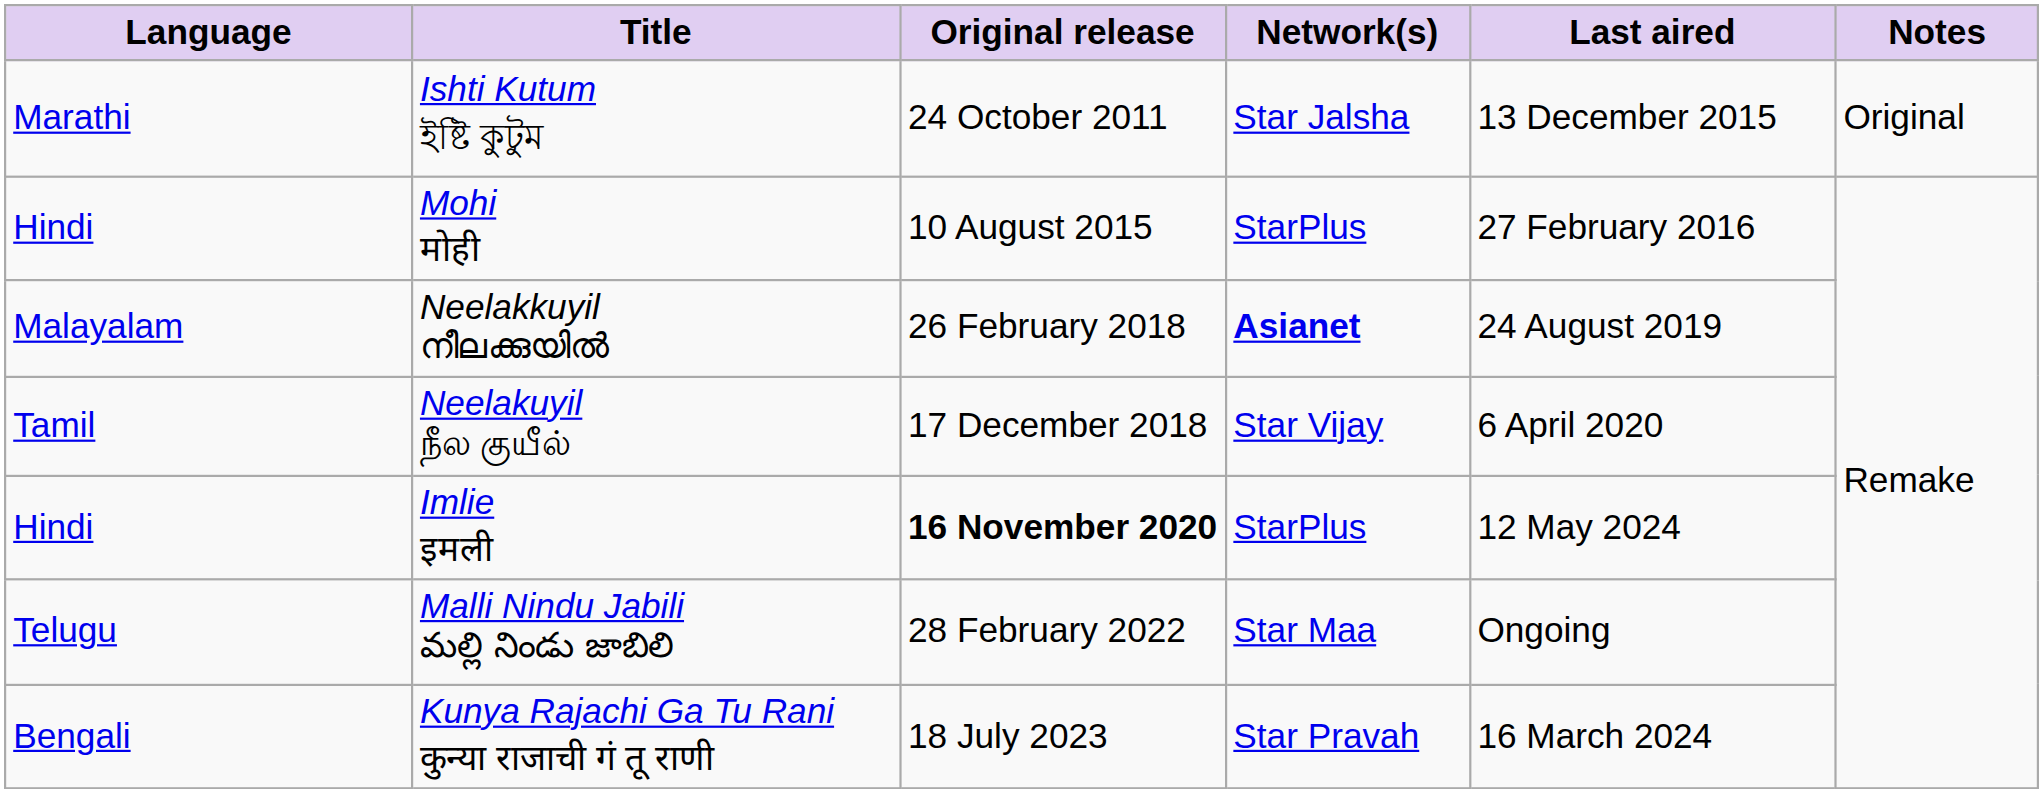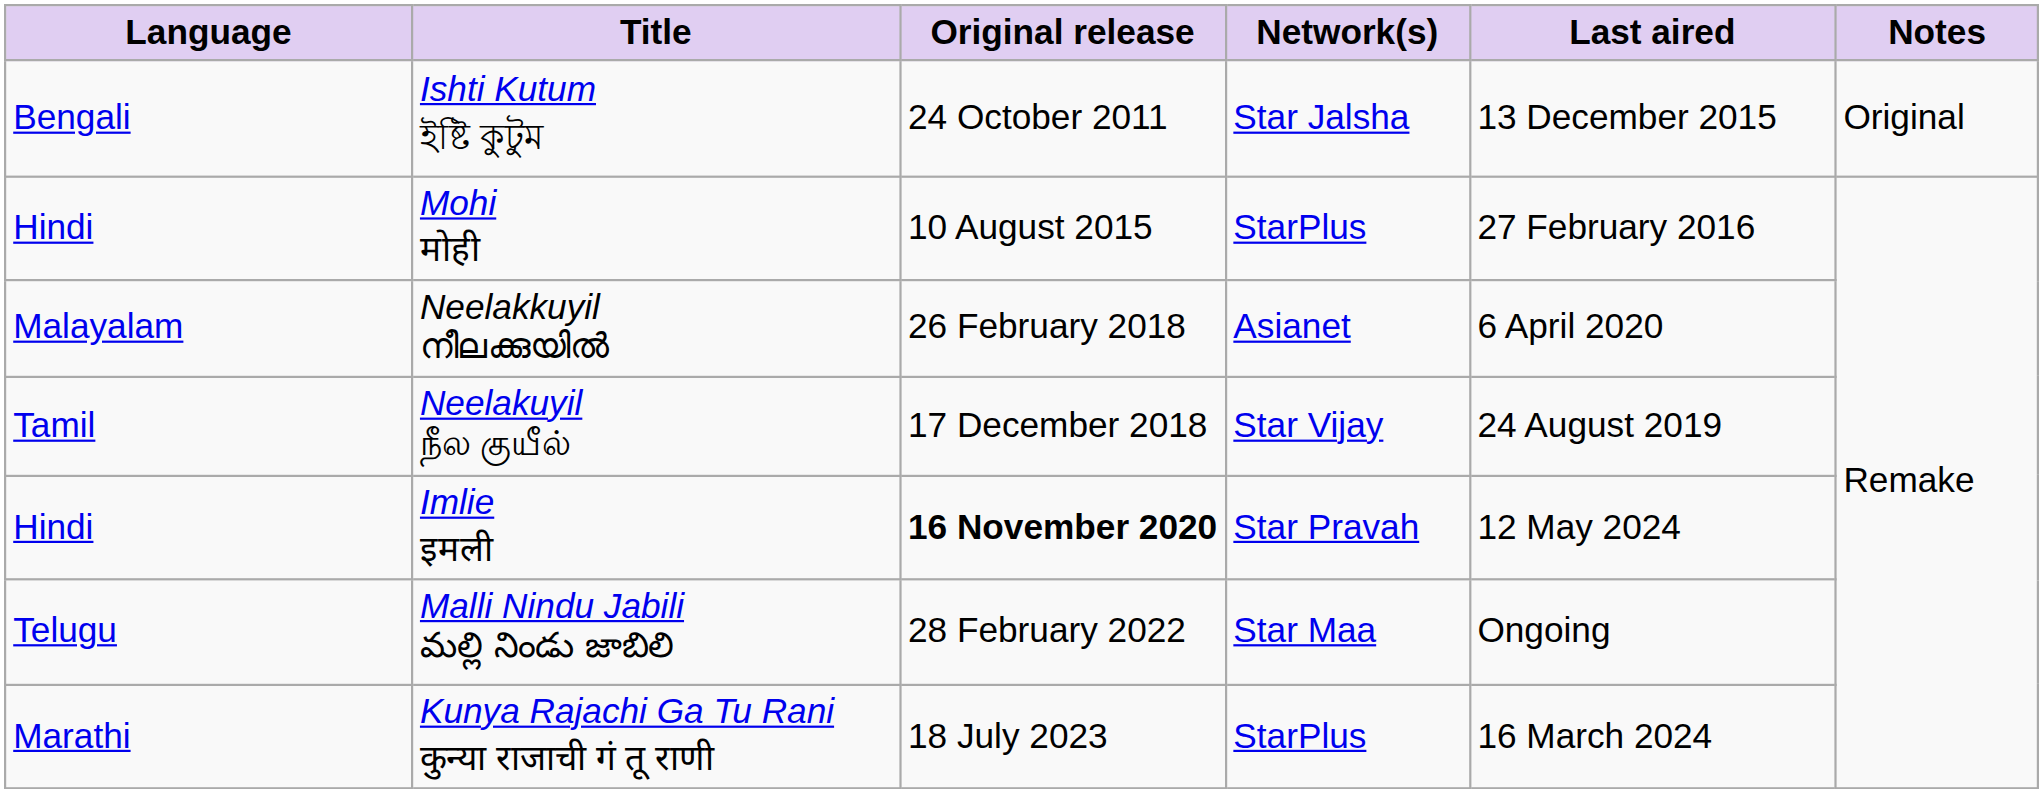(72, 117) Marathi -> (72, 117) Bengali
(1297, 327) bold -> (1292, 327) normal
(1600, 327) 24 August 2019 -> (1570, 327) 6 April 2020
(1570, 425) 6 April 2020 -> (1600, 425) 24 August 2019
(1300, 527) StarPlus -> (1326, 527) Star Pravah
(72, 735) Bengali -> (72, 735) Marathi
(1326, 735) Star Pravah -> (1300, 735) StarPlus
